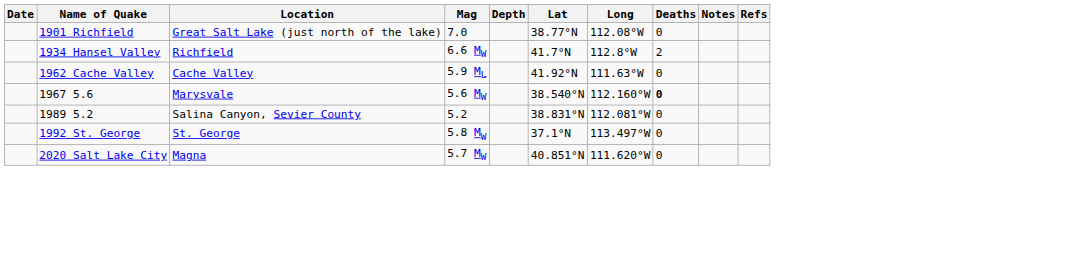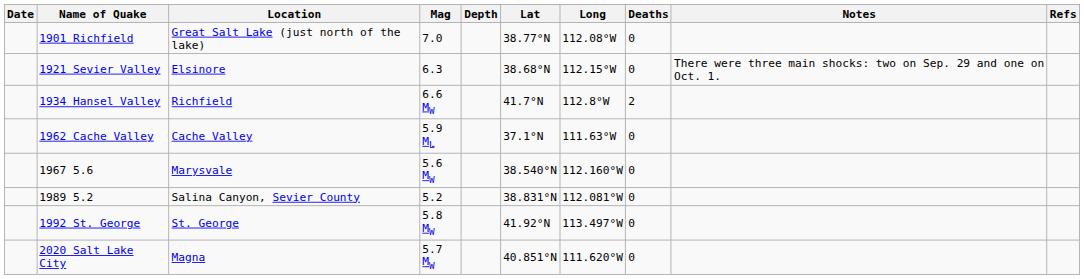+ row: (100, 69)
(554, 73) 41.92°N -> (523, 136) 37.1°N
(659, 94) bold -> (632, 170) normal
(551, 134) 37.1°N -> (527, 223) 41.92°N
